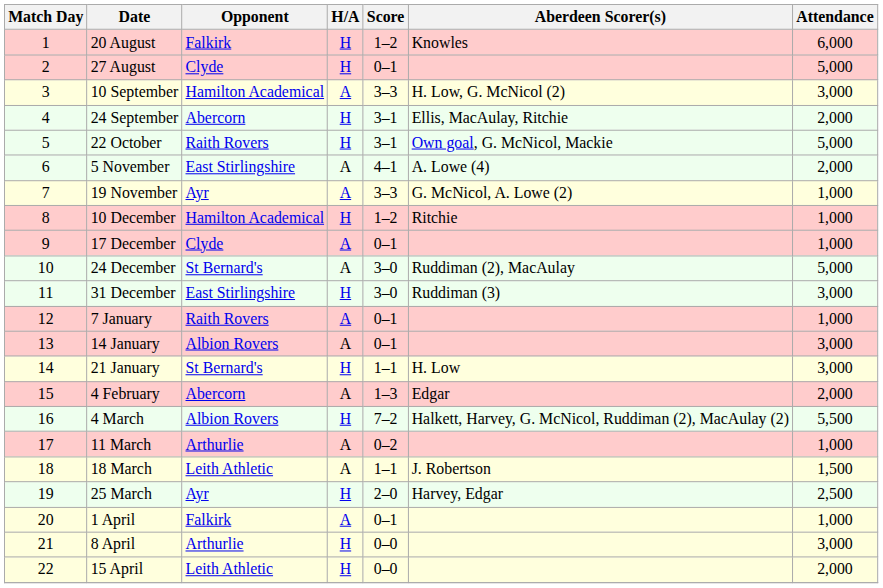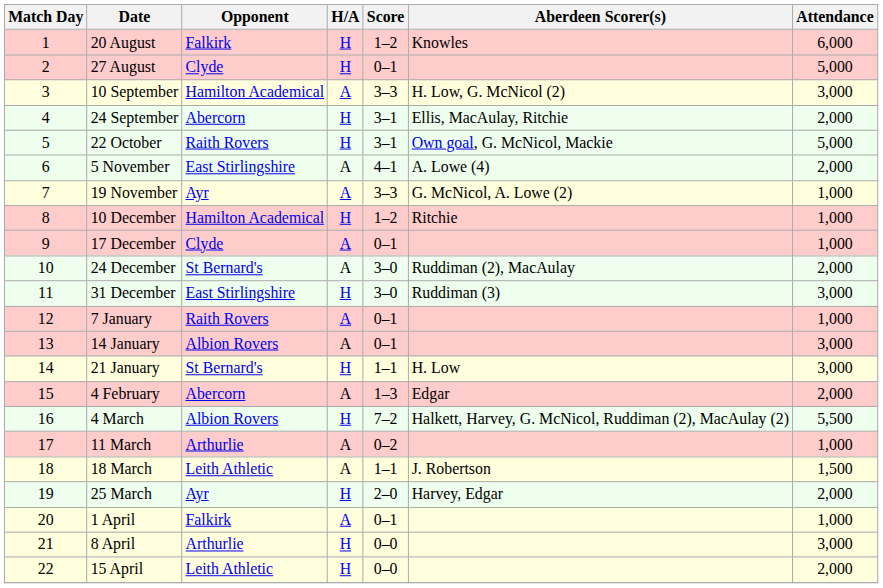(835, 268) 5,000 -> (835, 268) 2,000
(835, 494) 2,500 -> (835, 494) 2,000
